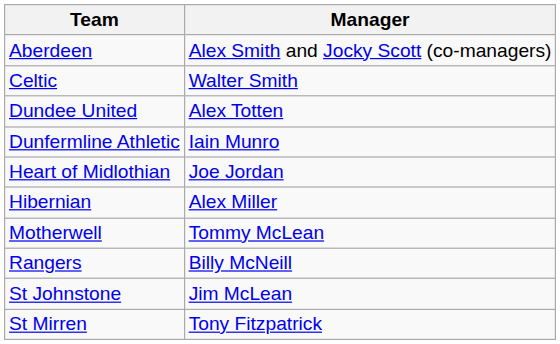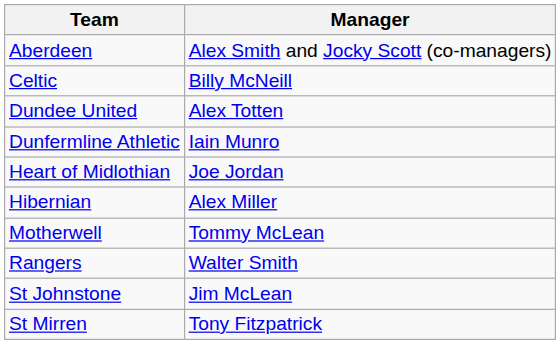(243, 80) Walter Smith -> (240, 80) Billy McNeill
(240, 263) Billy McNeill -> (243, 263) Walter Smith
